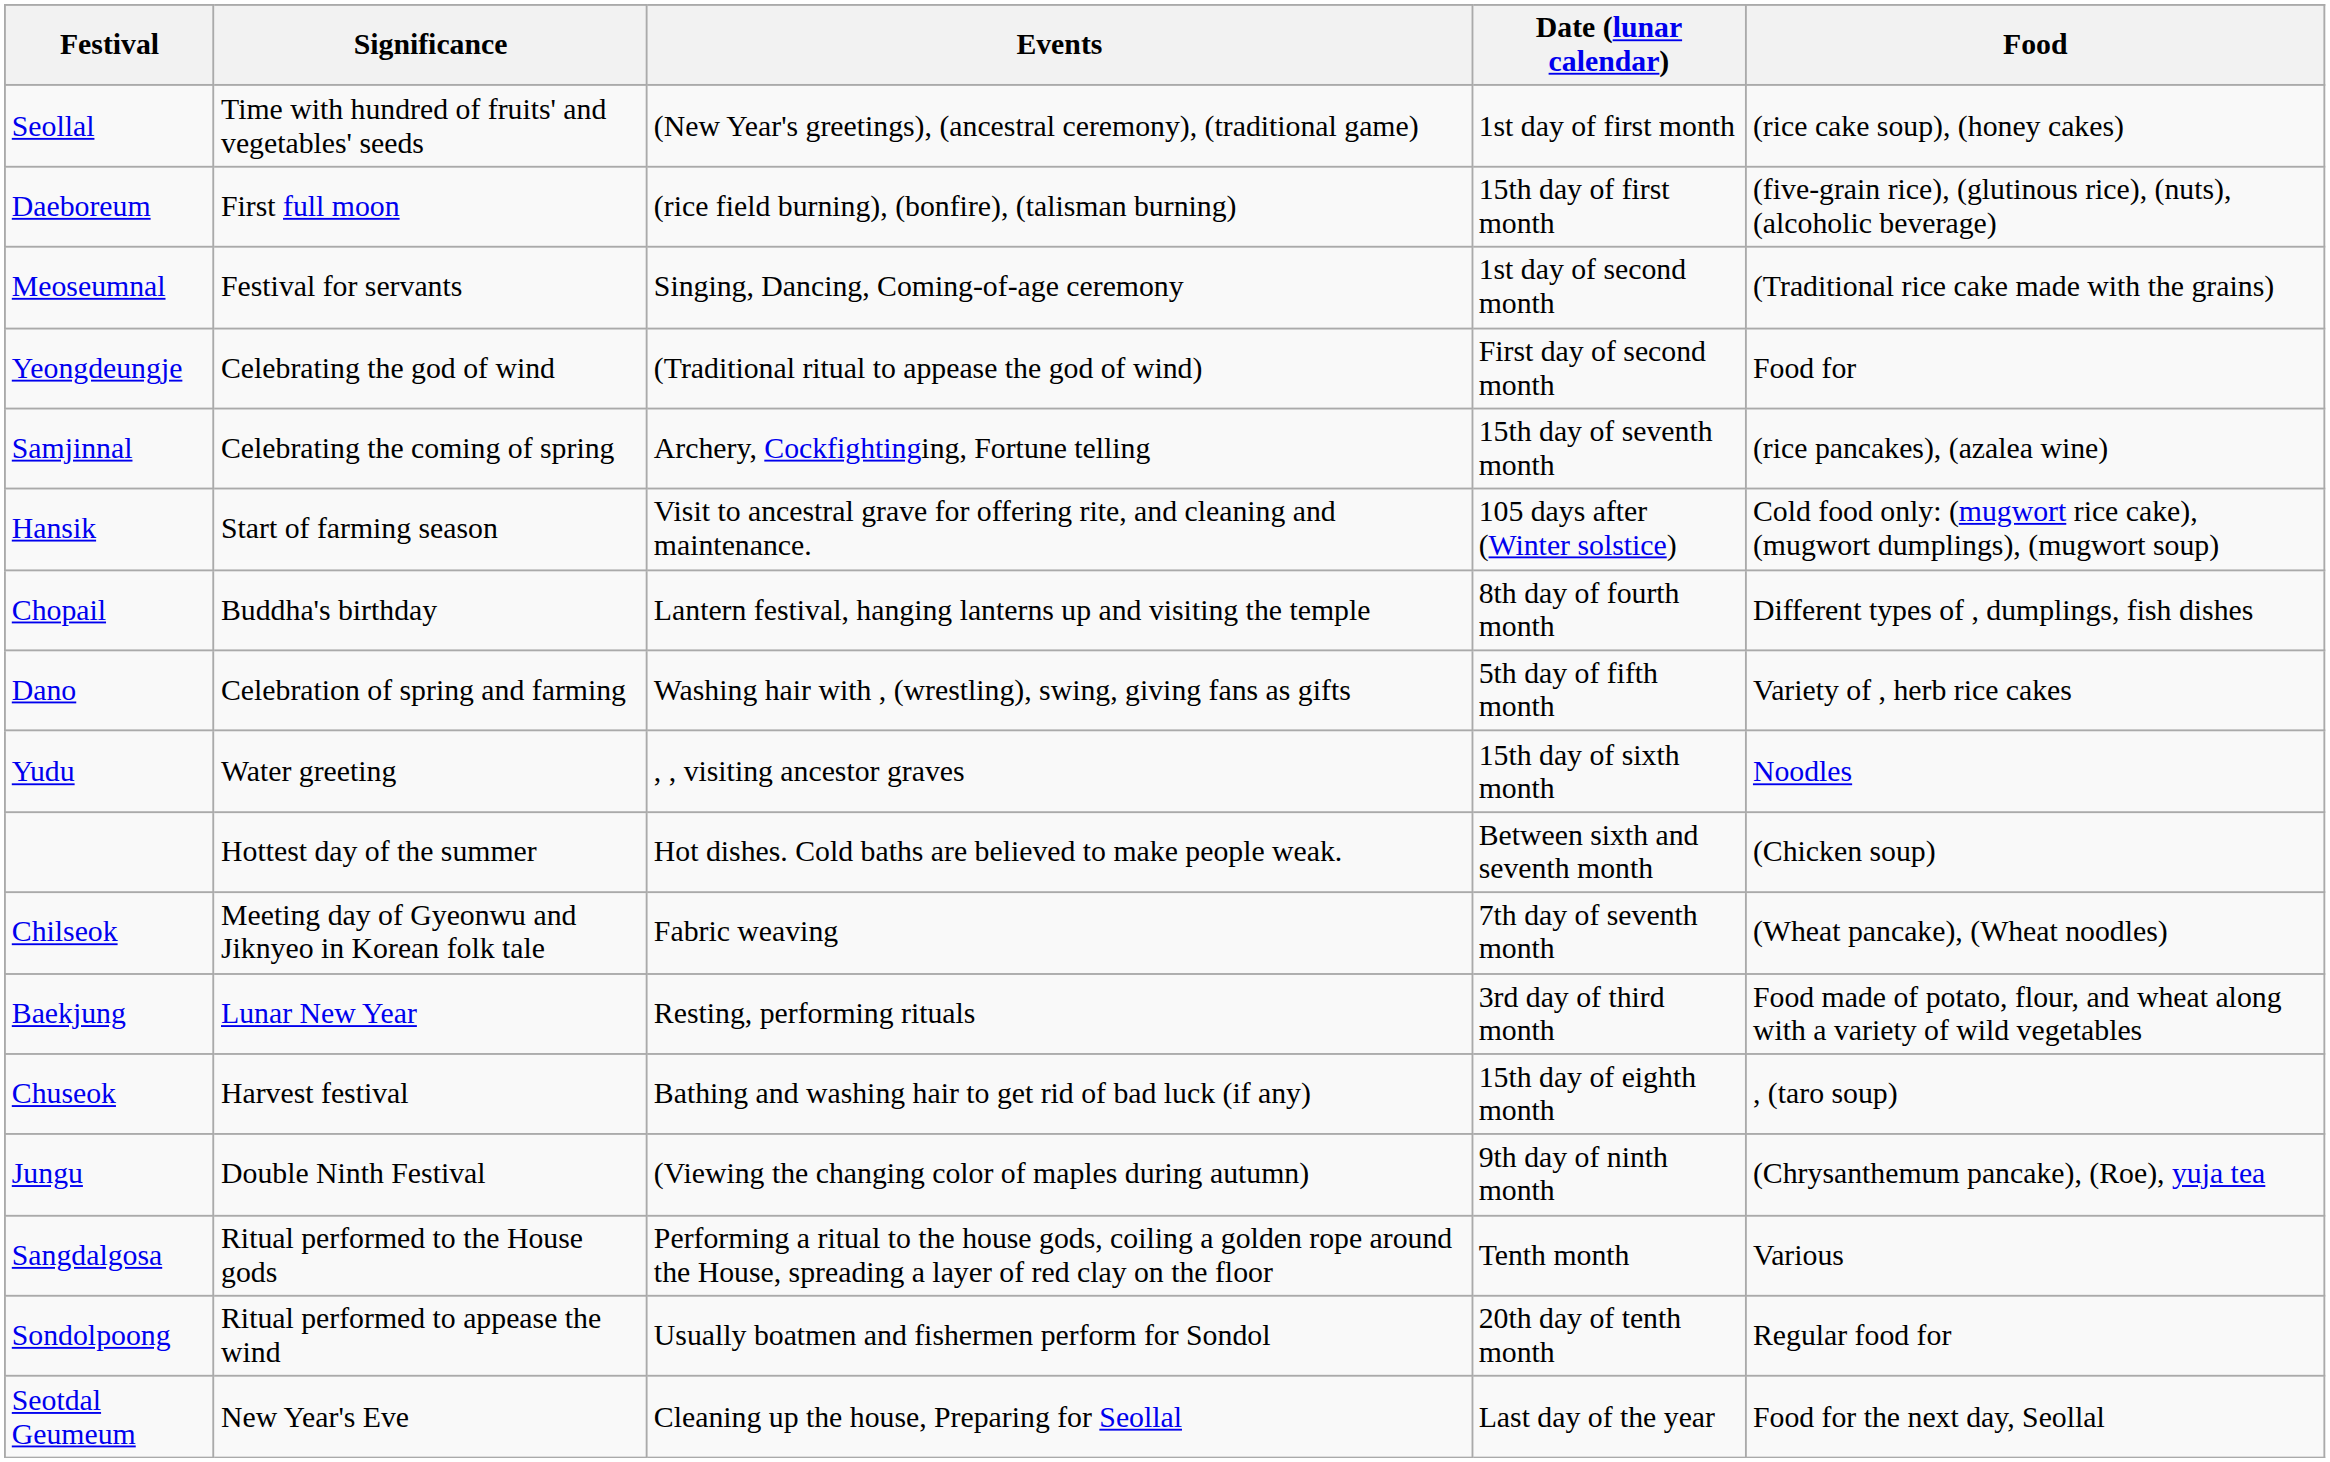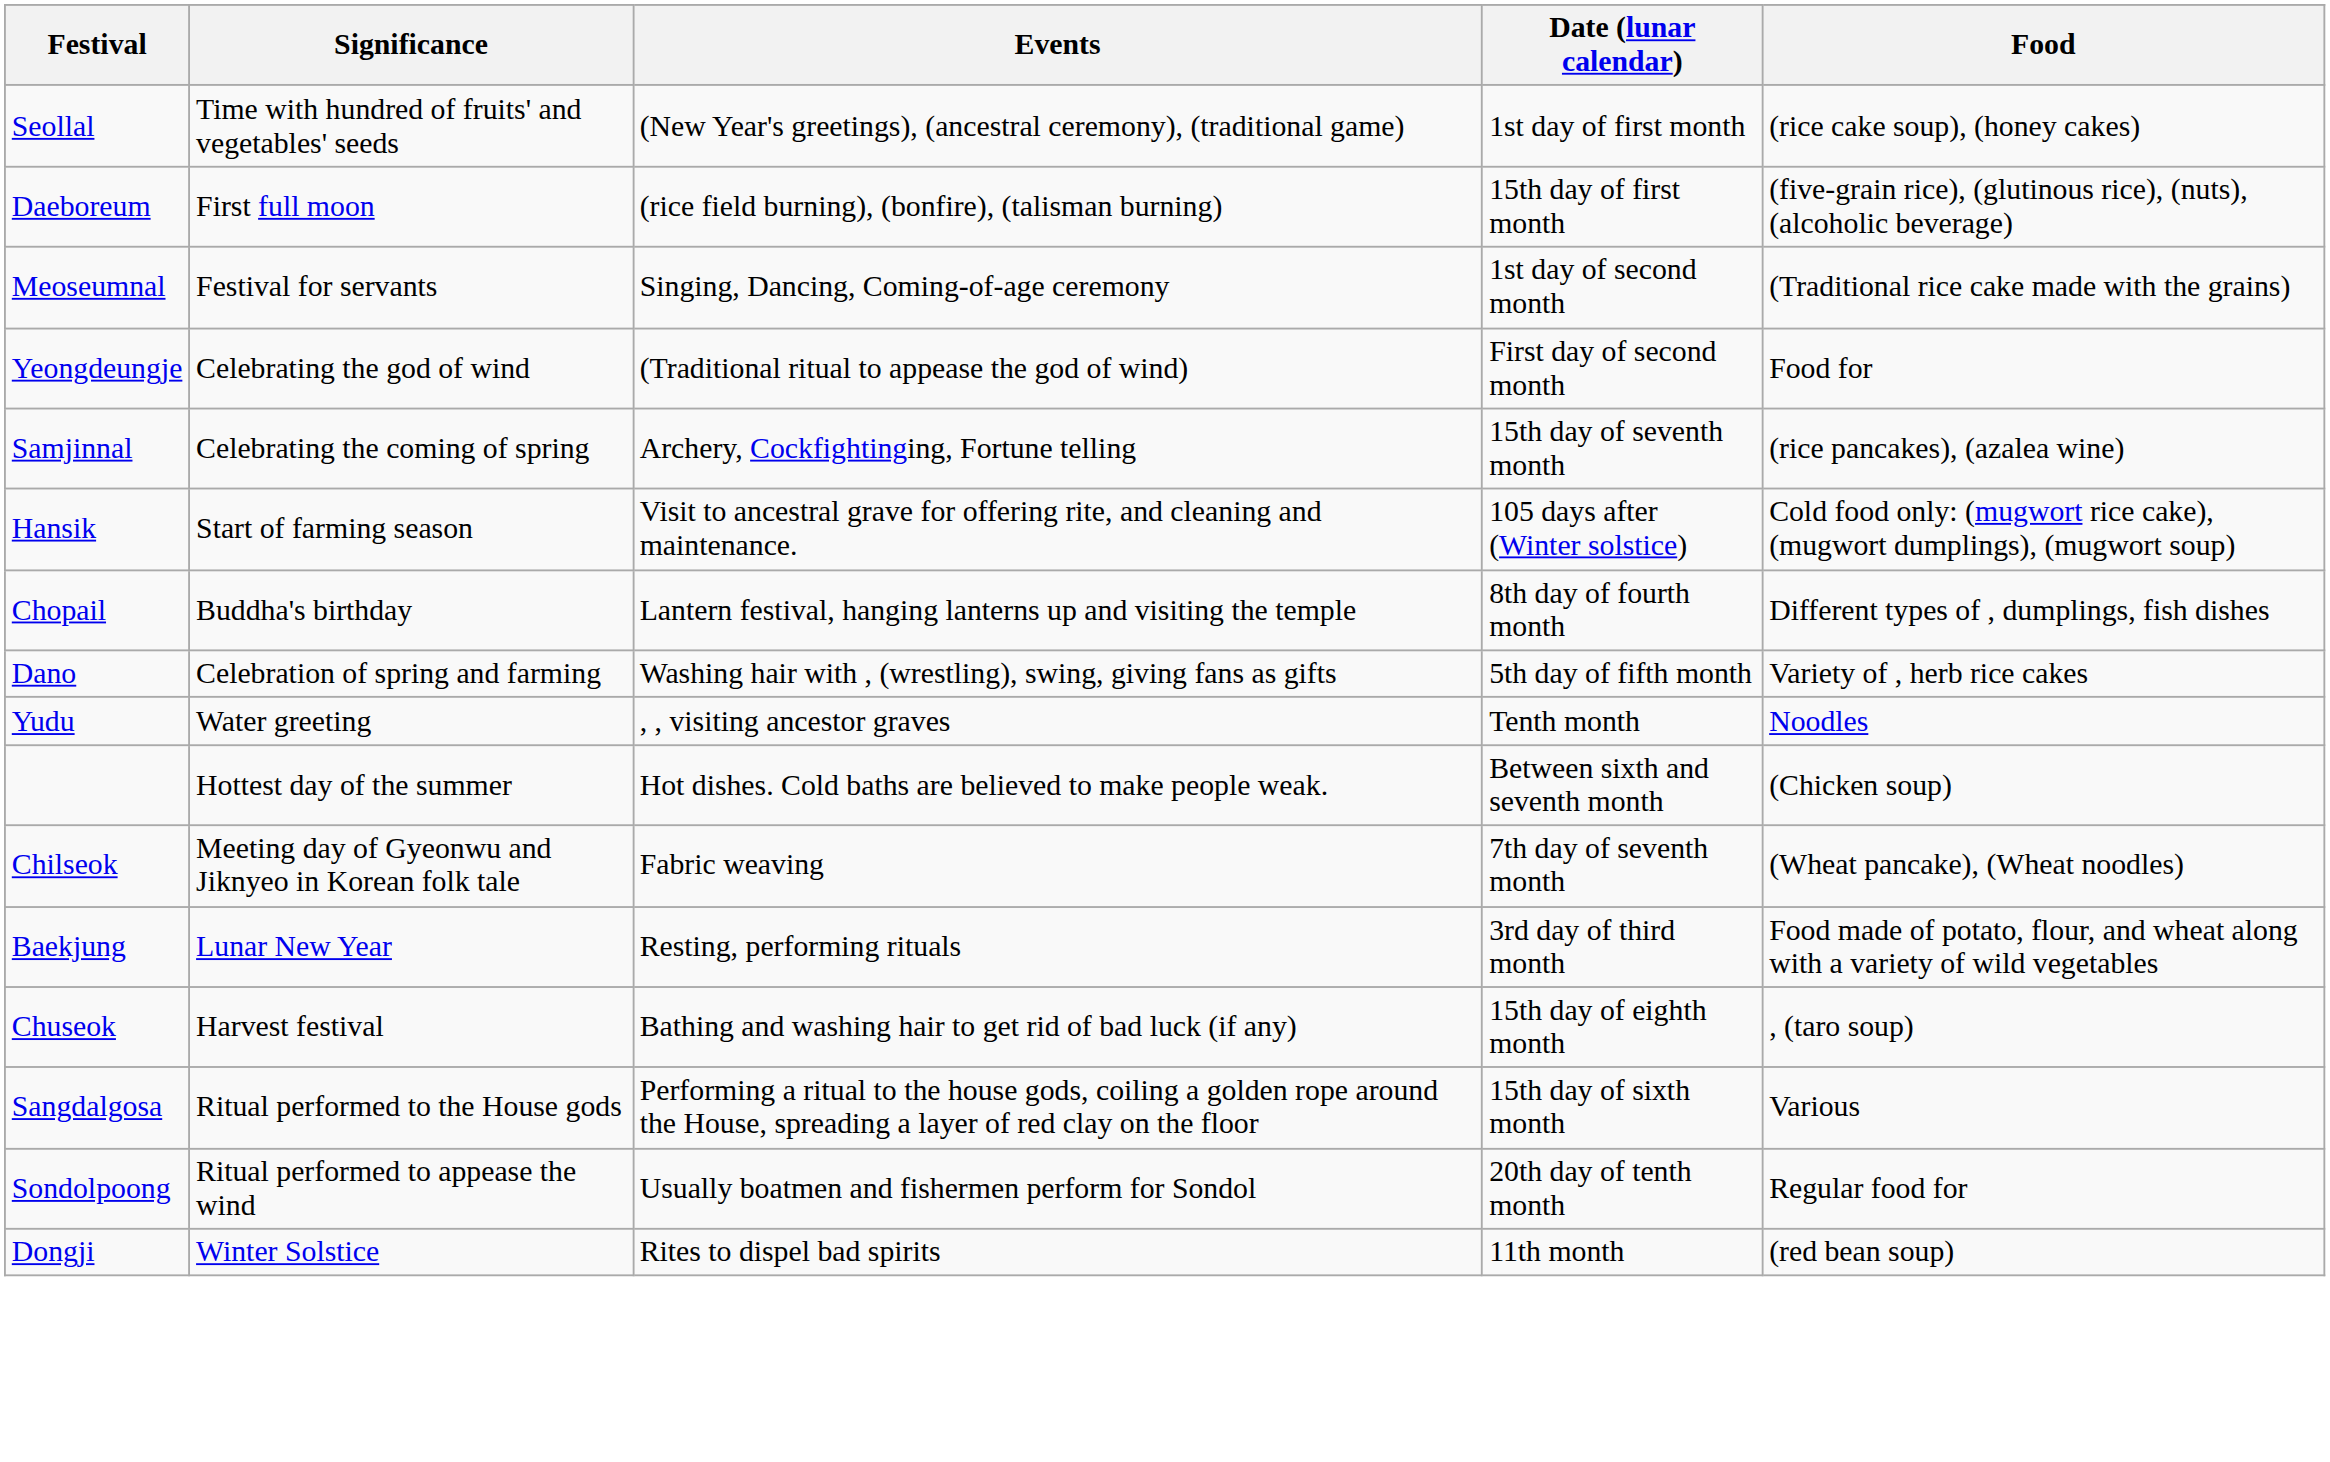(1579, 770) 15th day of sixth month -> (1565, 720) Tenth month
- row: (47, 1174)
(1554, 1255) Tenth month -> (1590, 1107) 15th day of sixth month
+ row: (53, 1251)
- row: (74, 1416)
